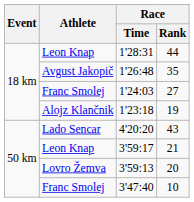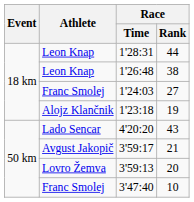(78, 72) Avgust Jakopič -> (68, 72) Leon Knap
(173, 72) 35 -> (173, 72) 38
(68, 149) Leon Knap -> (78, 149) Avgust Jakopič
